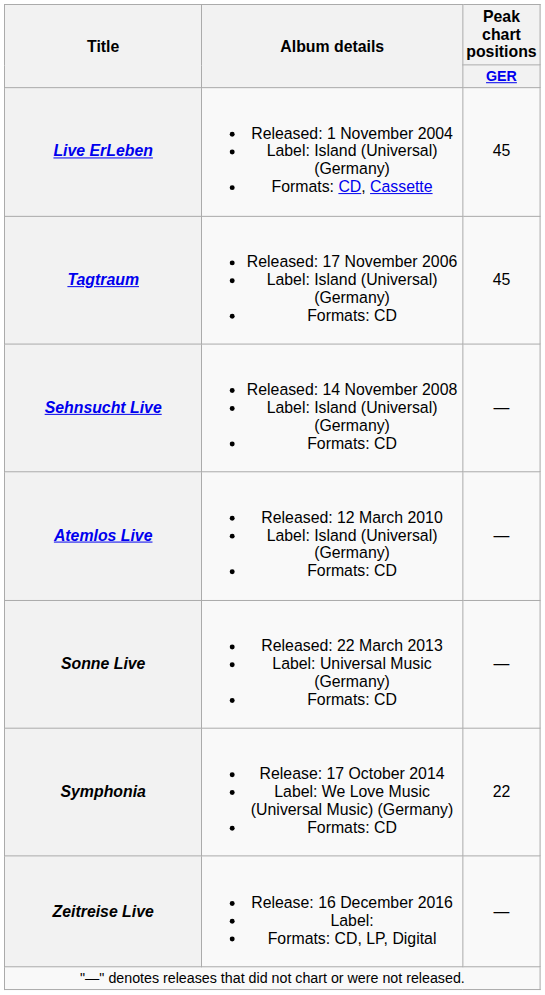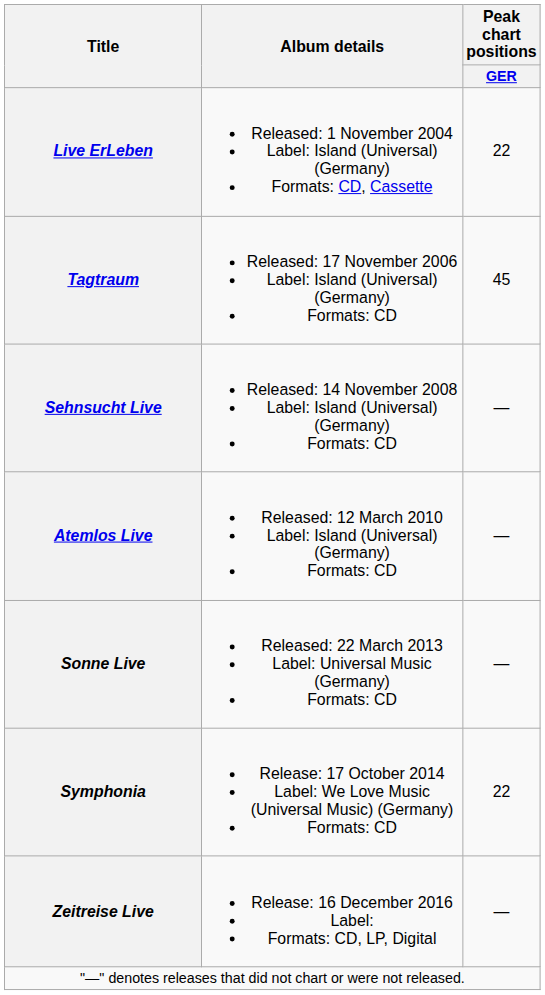(501, 151) 45 -> (501, 151) 22
